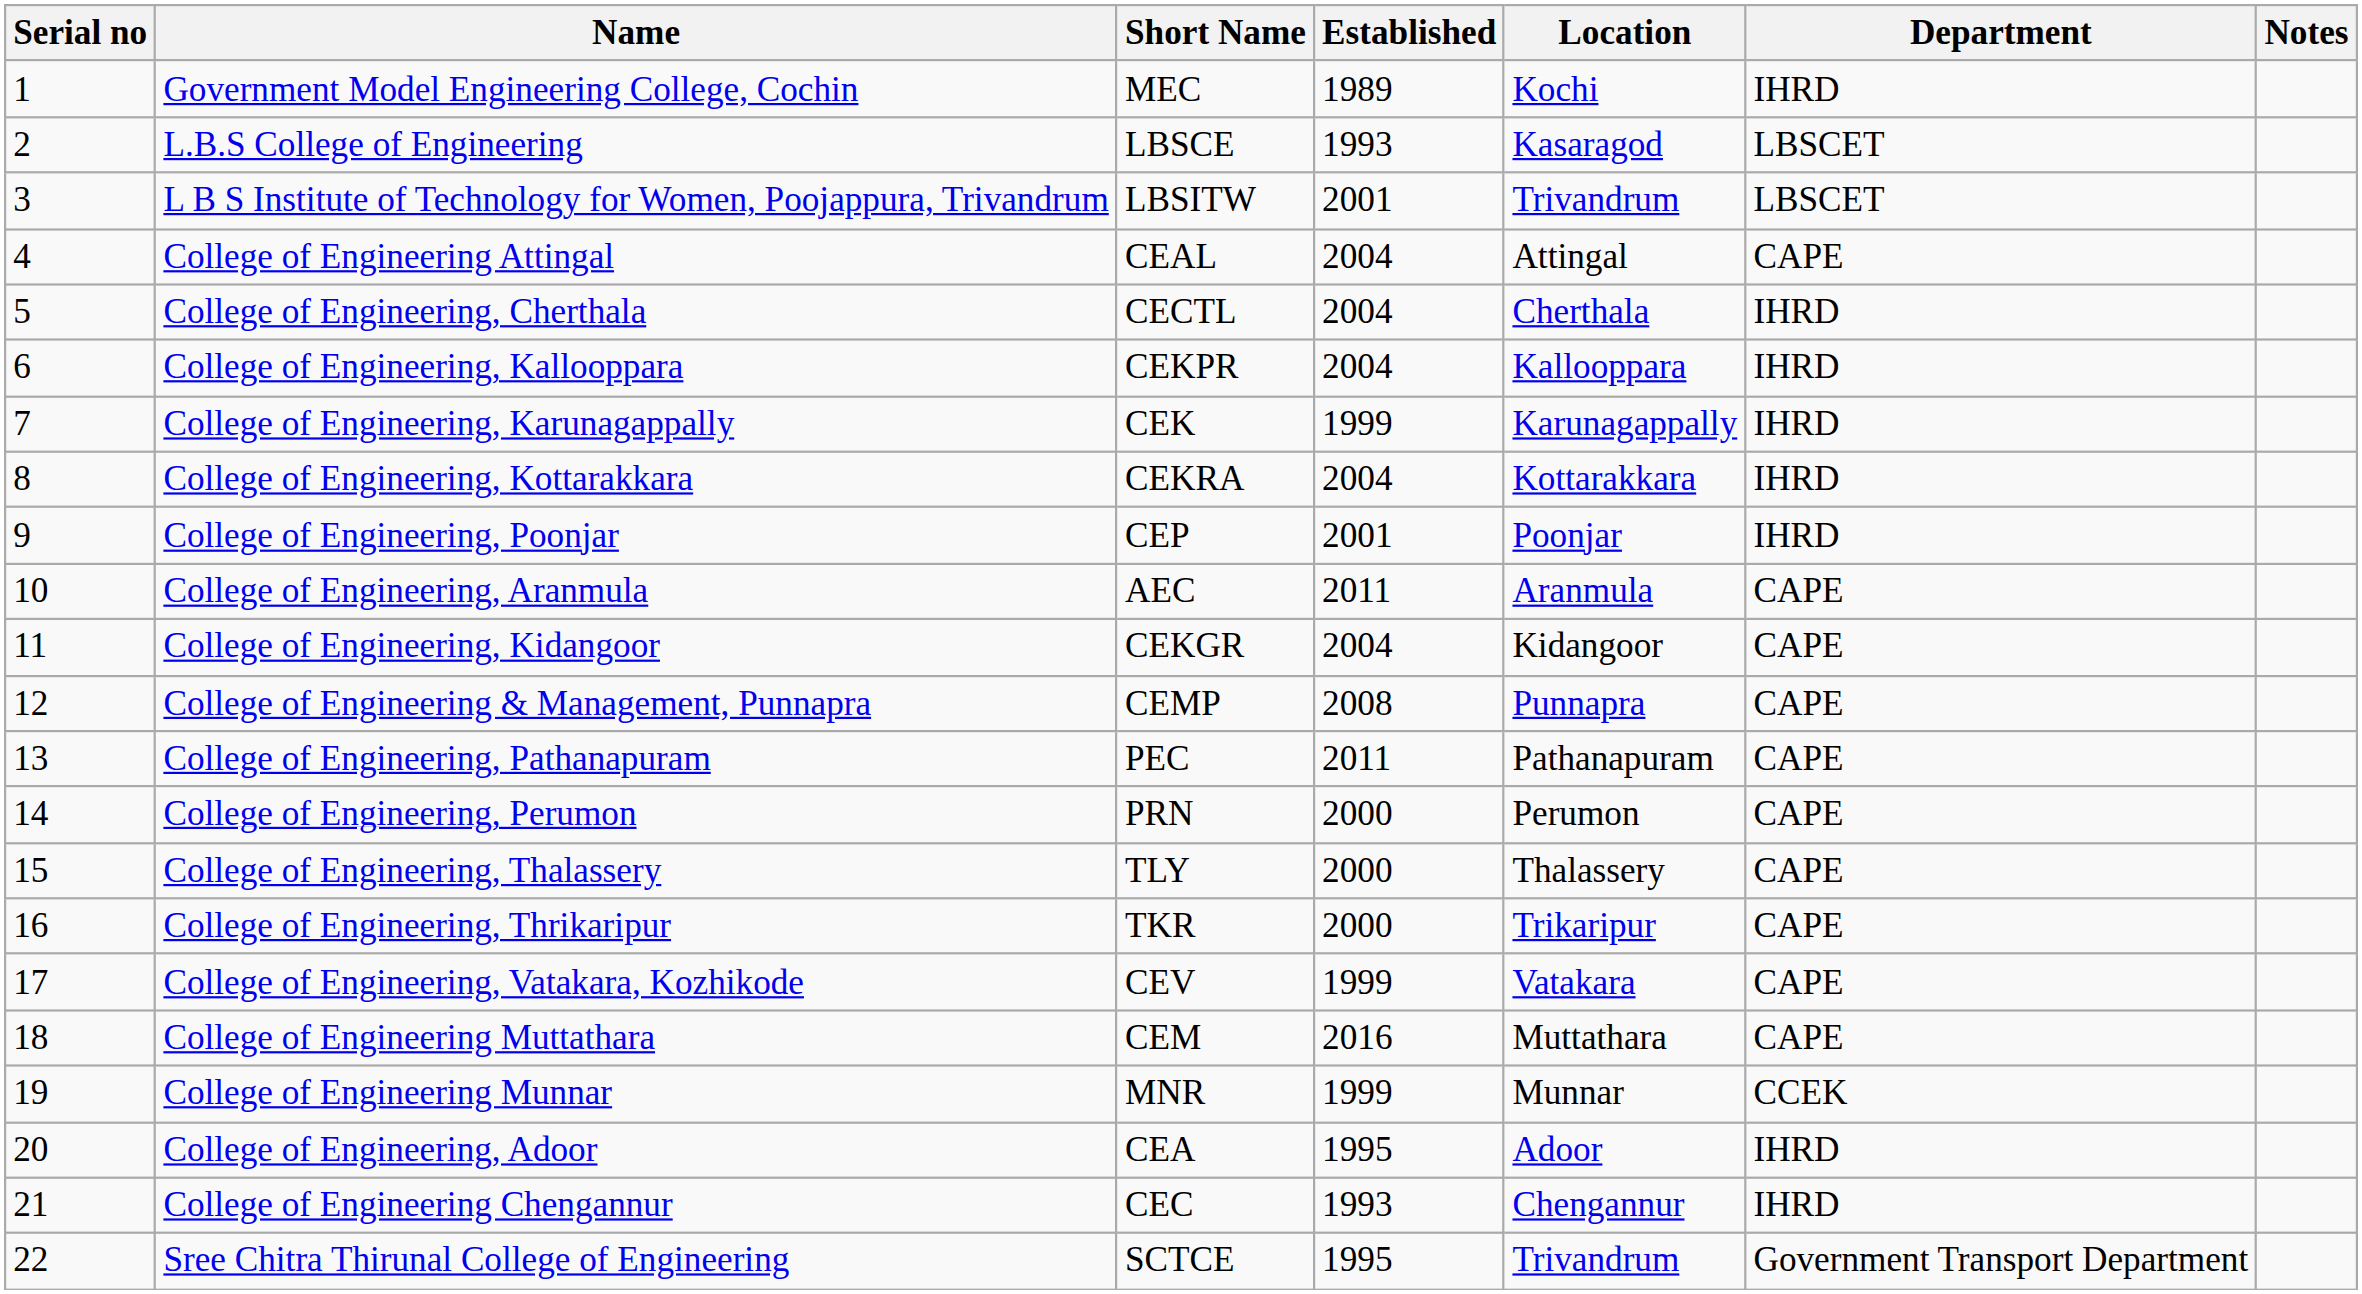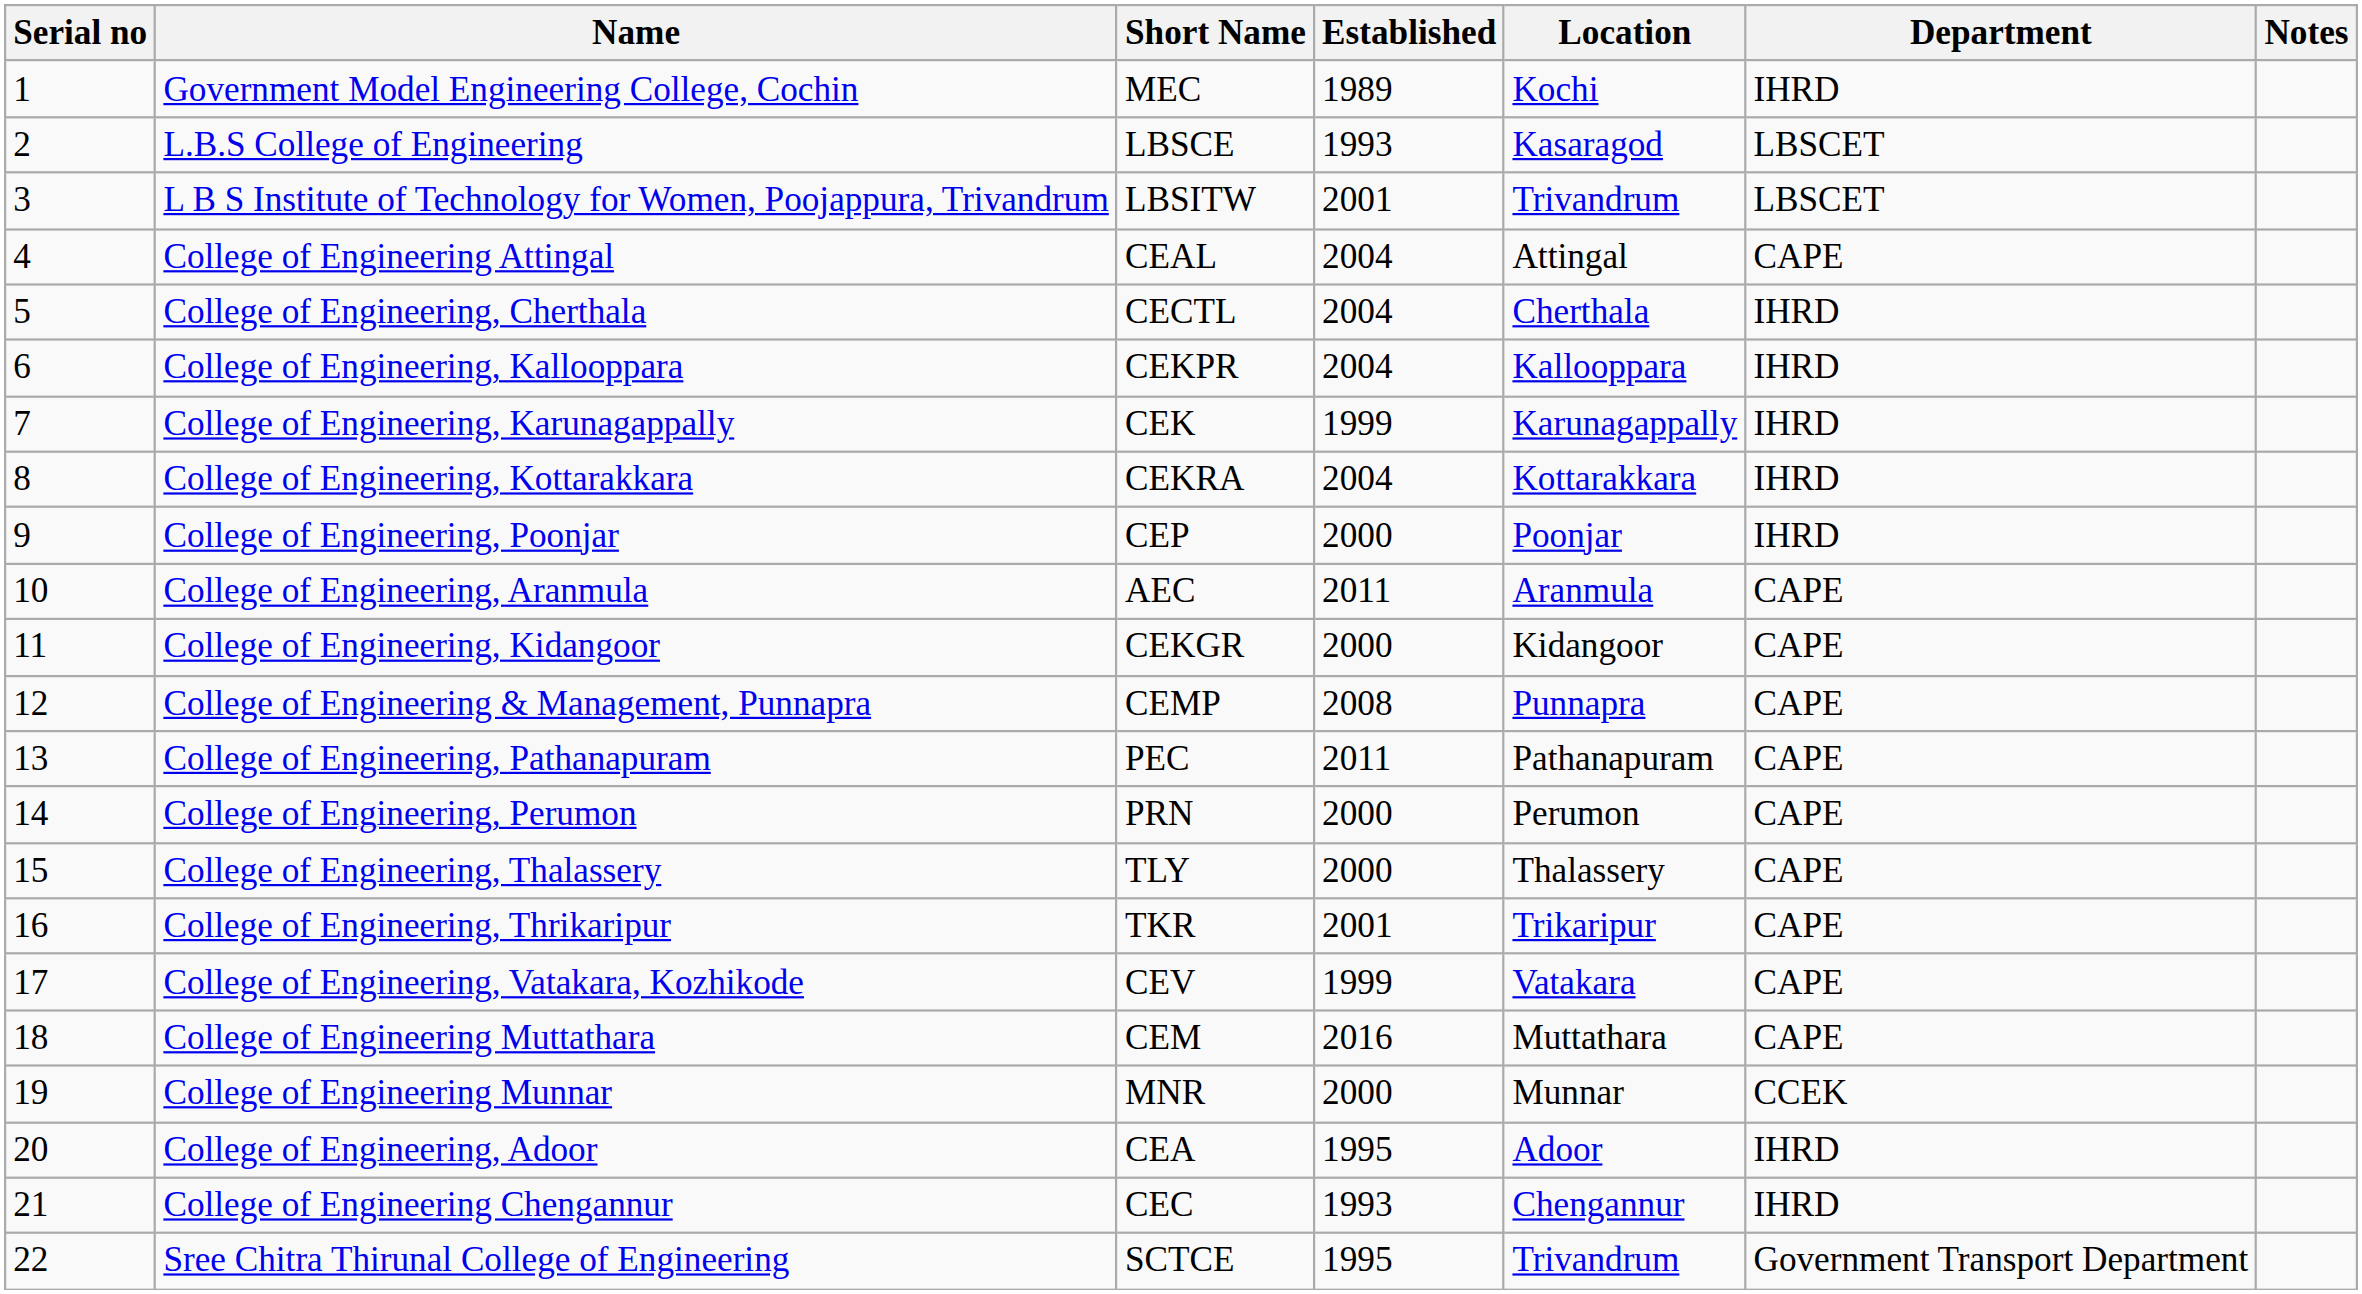(1357, 534) 2001 -> (1357, 534) 2000
(1357, 646) 2004 -> (1357, 646) 2000
(1357, 925) 2000 -> (1357, 925) 2001
(1357, 1093) 1999 -> (1357, 1093) 2000
